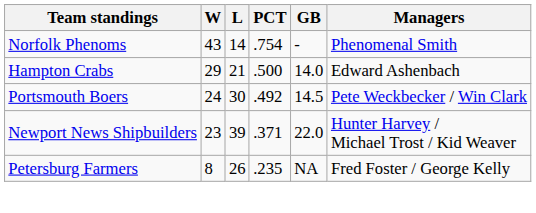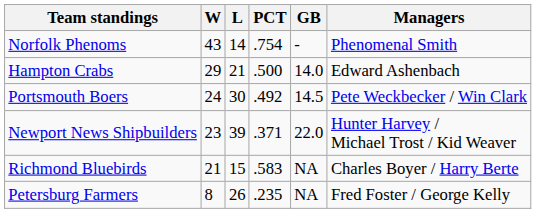+ row: (77, 168)
